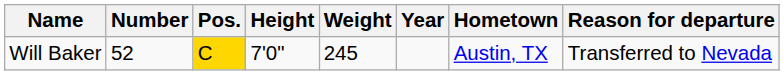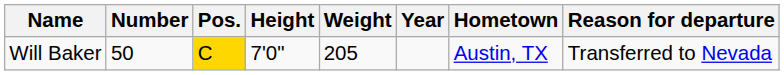(122, 53) 52 -> (122, 53) 50
(341, 53) 245 -> (341, 53) 205
